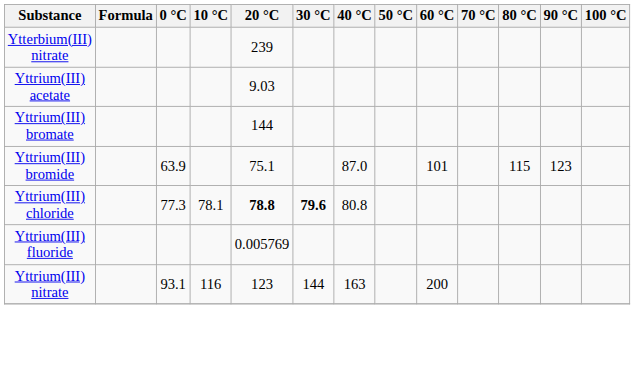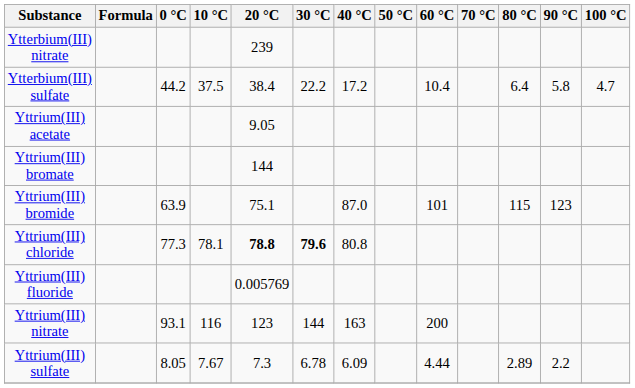+ row: (50, 86)
(262, 86) 9.03 -> (262, 126) 9.05
+ row: (50, 363)
